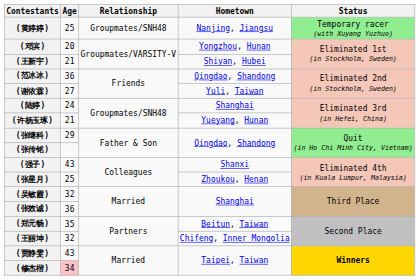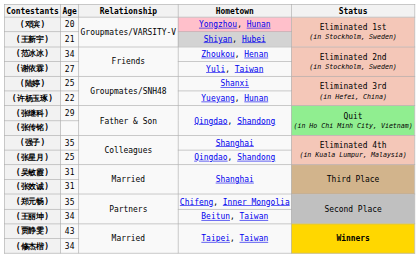- row: (32, 28)
(235, 47) no background -> (235, 25) pink background
(235, 61) no background -> (235, 39) lightgrey background
(70, 76) 36 -> (70, 54) 34
(235, 76) Qingdao, Shandong -> (235, 54) Zhoukou, Henan
(70, 106) 24 -> (70, 84) 25
(235, 106) Shanghai -> (235, 84) Shanxi
(70, 120) 21 -> (70, 98) 22
(70, 165) 43 -> (70, 143) 35
(235, 165) Shanxi -> (235, 143) Shanghai
(235, 179) Zhoukou, Henan -> (235, 157) Qingdao, Shandong
(70, 194) 32 -> (70, 172) 31
(70, 209) 36 -> (70, 187) 31
(235, 224) Beitun, Taiwan -> (235, 202) Chifeng, Inner Mongolia
(70, 238) 32 -> (70, 216) 34
(235, 238) Chifeng, Inner Mongolia -> (235, 216) Beitun, Taiwan
(70, 268) pink background -> (70, 246) no background
